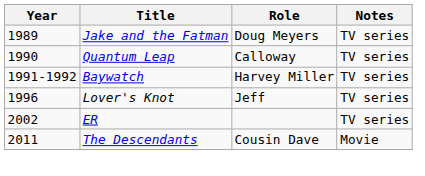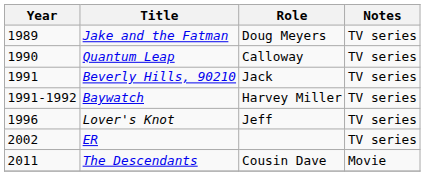+ row: (159, 77)
